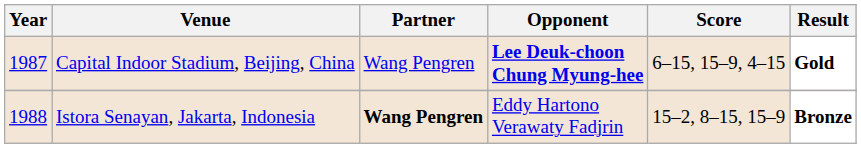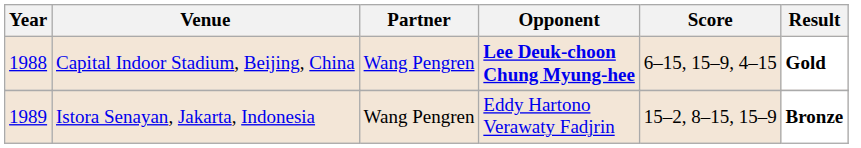(28, 63) 1987 -> (28, 63) 1988
(28, 116) 1988 -> (28, 116) 1989
(423, 116) bold -> (419, 116) normal
